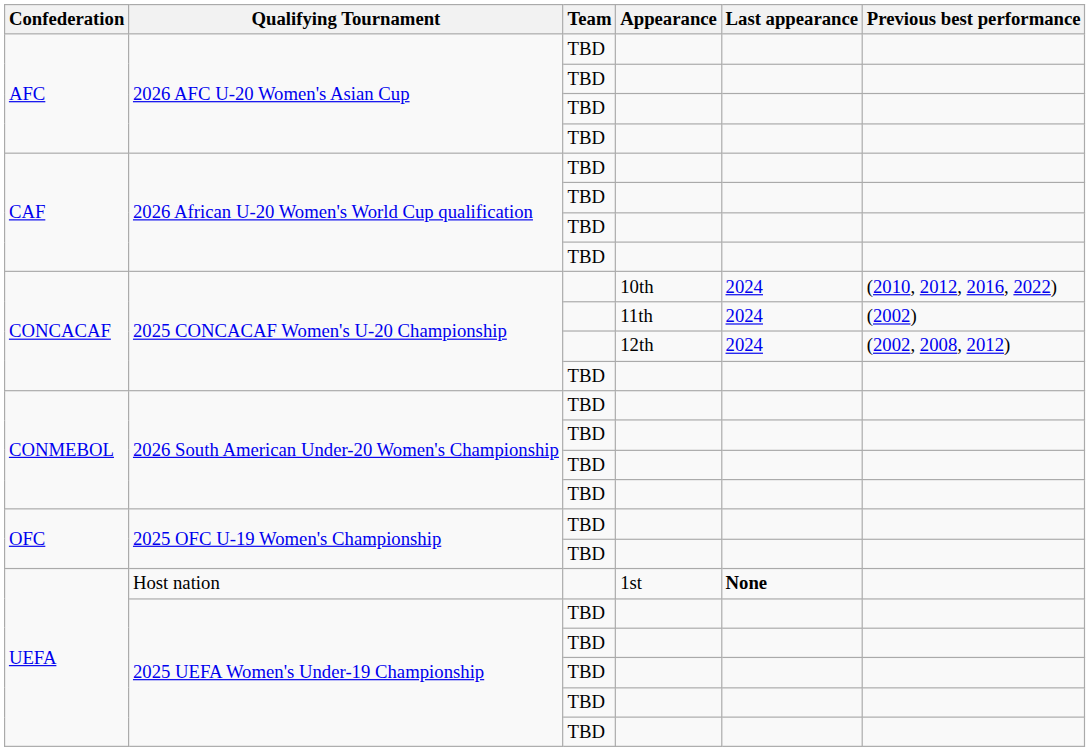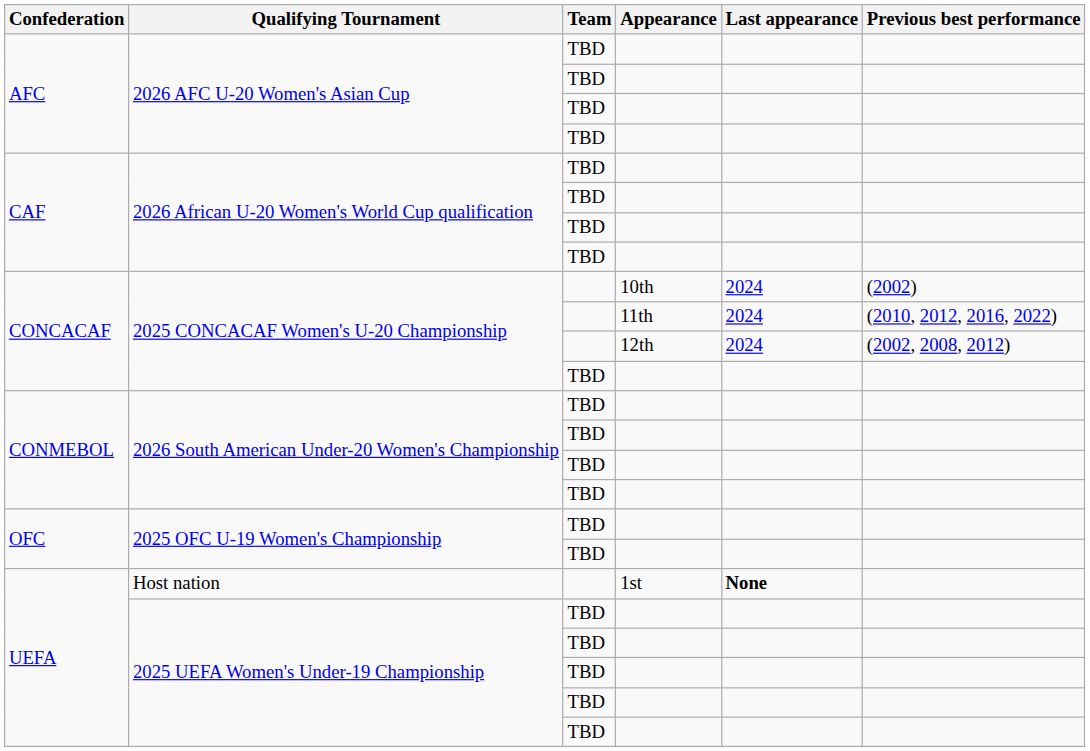(962, 286) (2010, 2012, 2016, 2022) -> (892, 286) (2002)
(892, 316) (2002) -> (962, 316) (2010, 2012, 2016, 2022)
